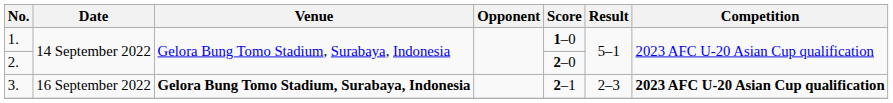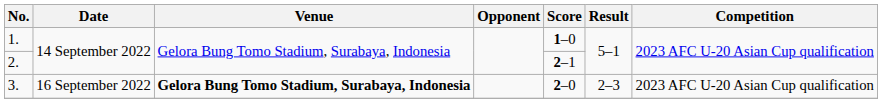(564, 62) 2–0 -> (564, 62) 2–1
(564, 86) 2–1 -> (564, 86) 2–0
(760, 86) bold -> (755, 86) normal
